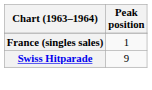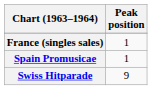+ row: (55, 59)
